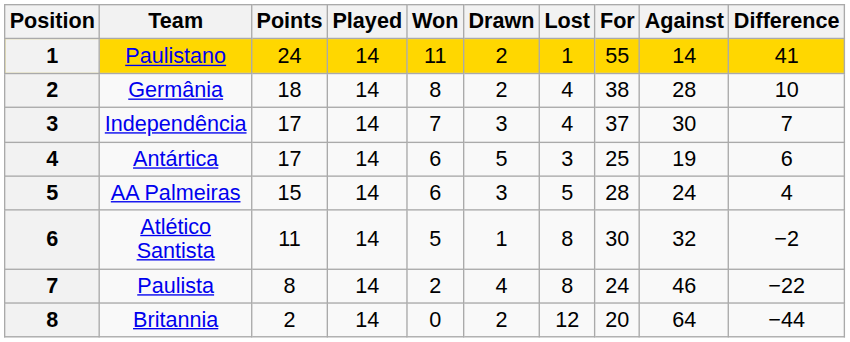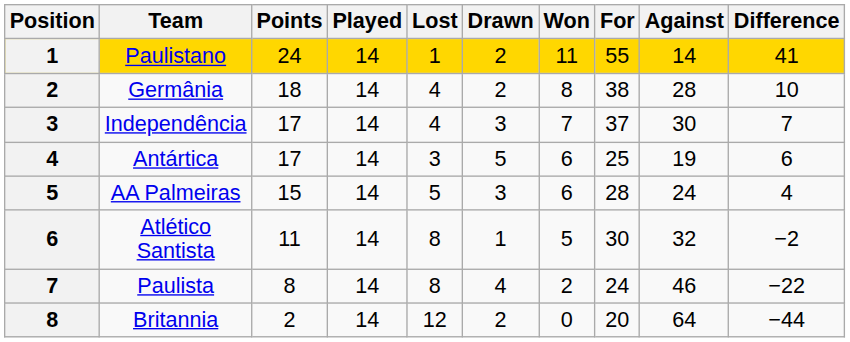columns swapped: (435, 21) <-> (567, 21)
